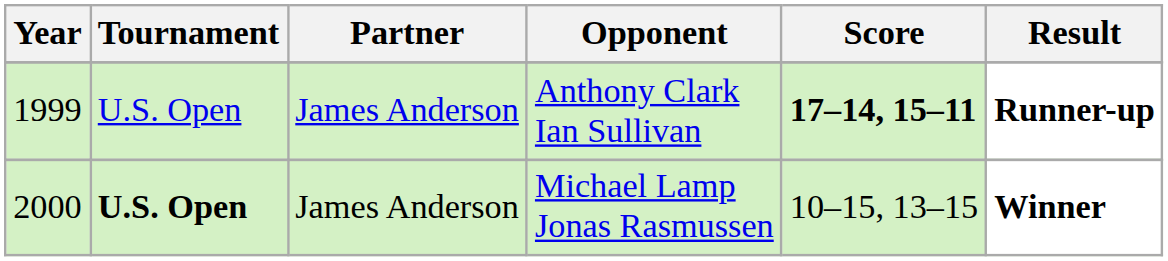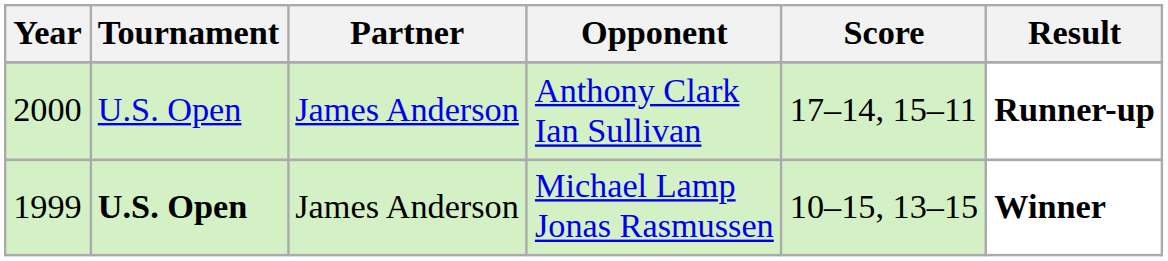(47, 109) 1999 -> (47, 109) 2000
(883, 109) bold -> (883, 109) normal
(47, 206) 2000 -> (47, 206) 1999
